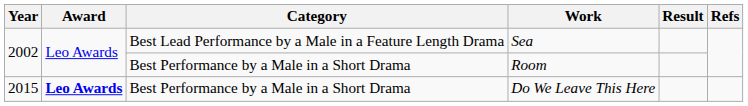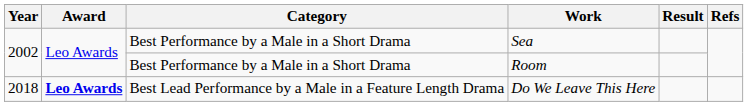(317, 40) Best Lead Performance by a Male in a Feature Length Drama -> (270, 40) Best Performance by a Male in a Short Drama
(23, 88) 2015 -> (23, 88) 2018
(270, 88) Best Performance by a Male in a Short Drama -> (317, 88) Best Lead Performance by a Male in a Feature Length Drama
